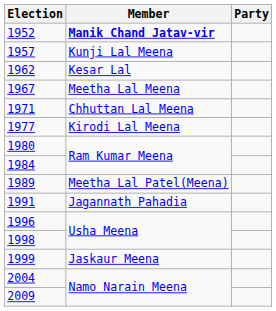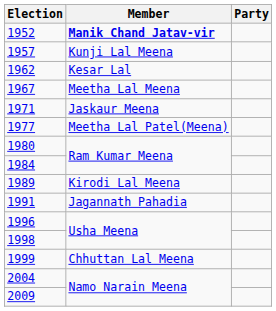(131, 108) Chhuttan Lal Meena -> (114, 108) Jaskaur Meena
(124, 127) Kirodi Lal Meena -> (149, 127) Meetha Lal Patel(Meena)
(149, 184) Meetha Lal Patel(Meena) -> (124, 184) Kirodi Lal Meena
(114, 259) Jaskaur Meena -> (131, 259) Chhuttan Lal Meena
